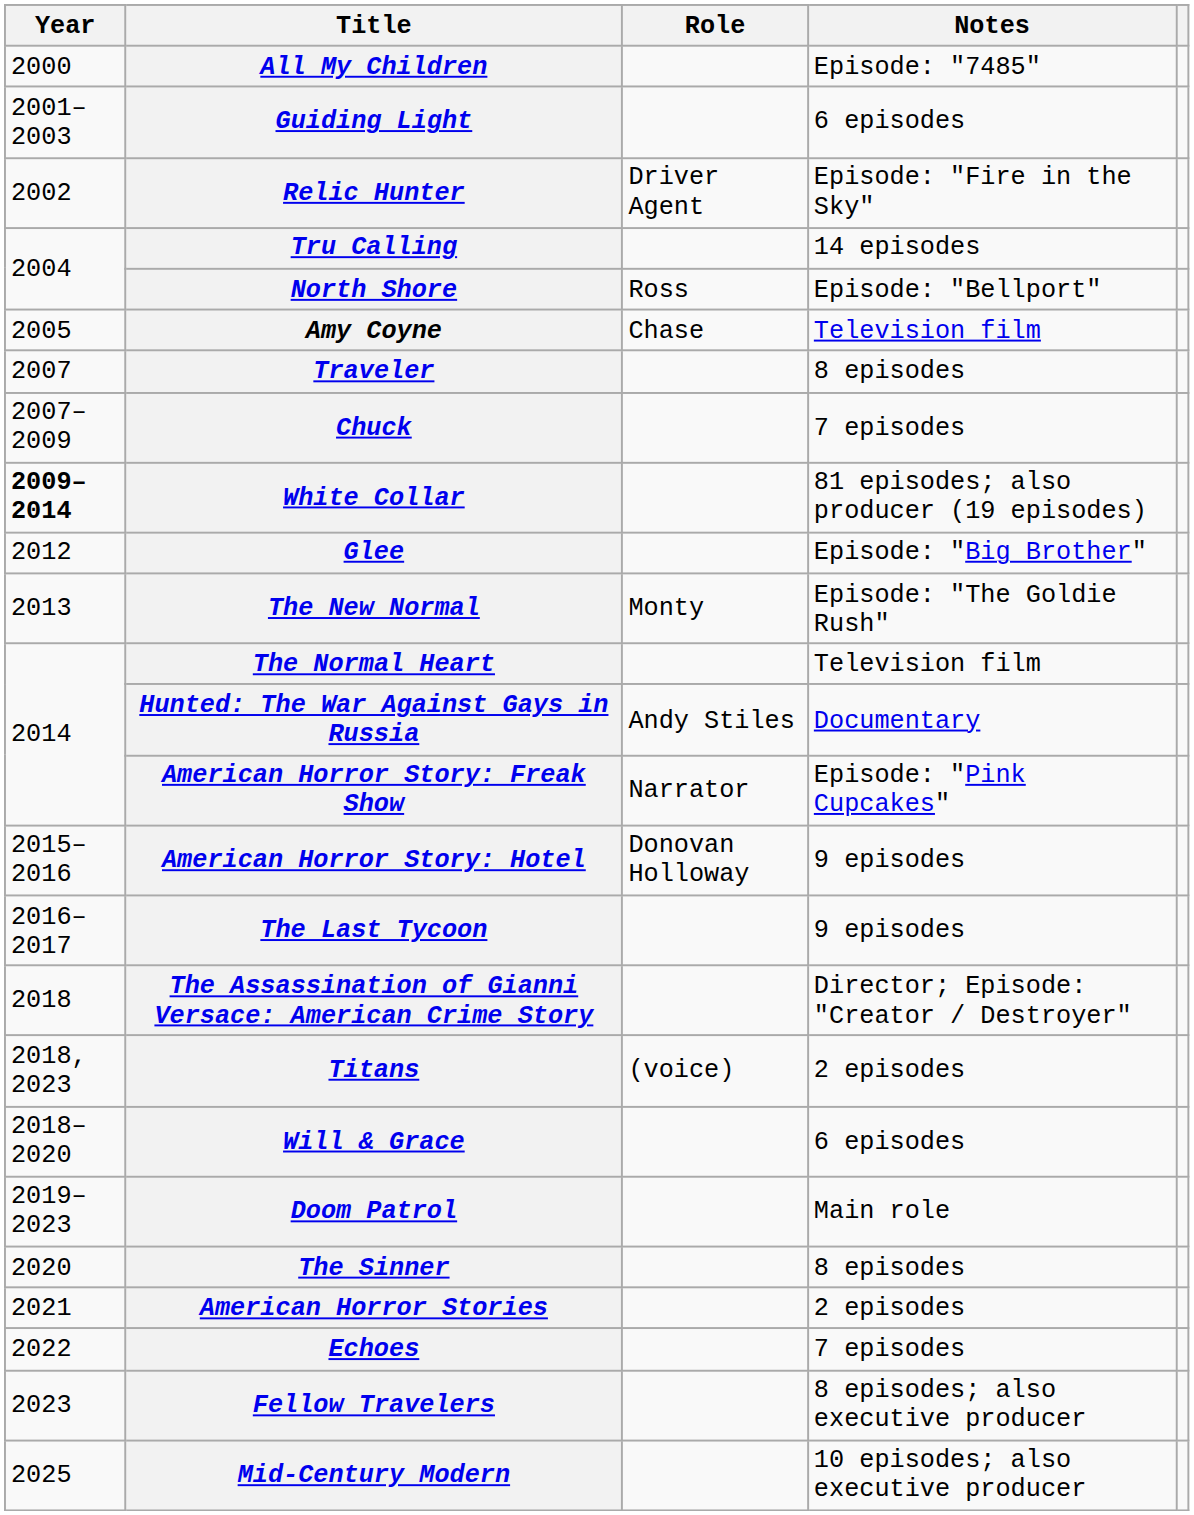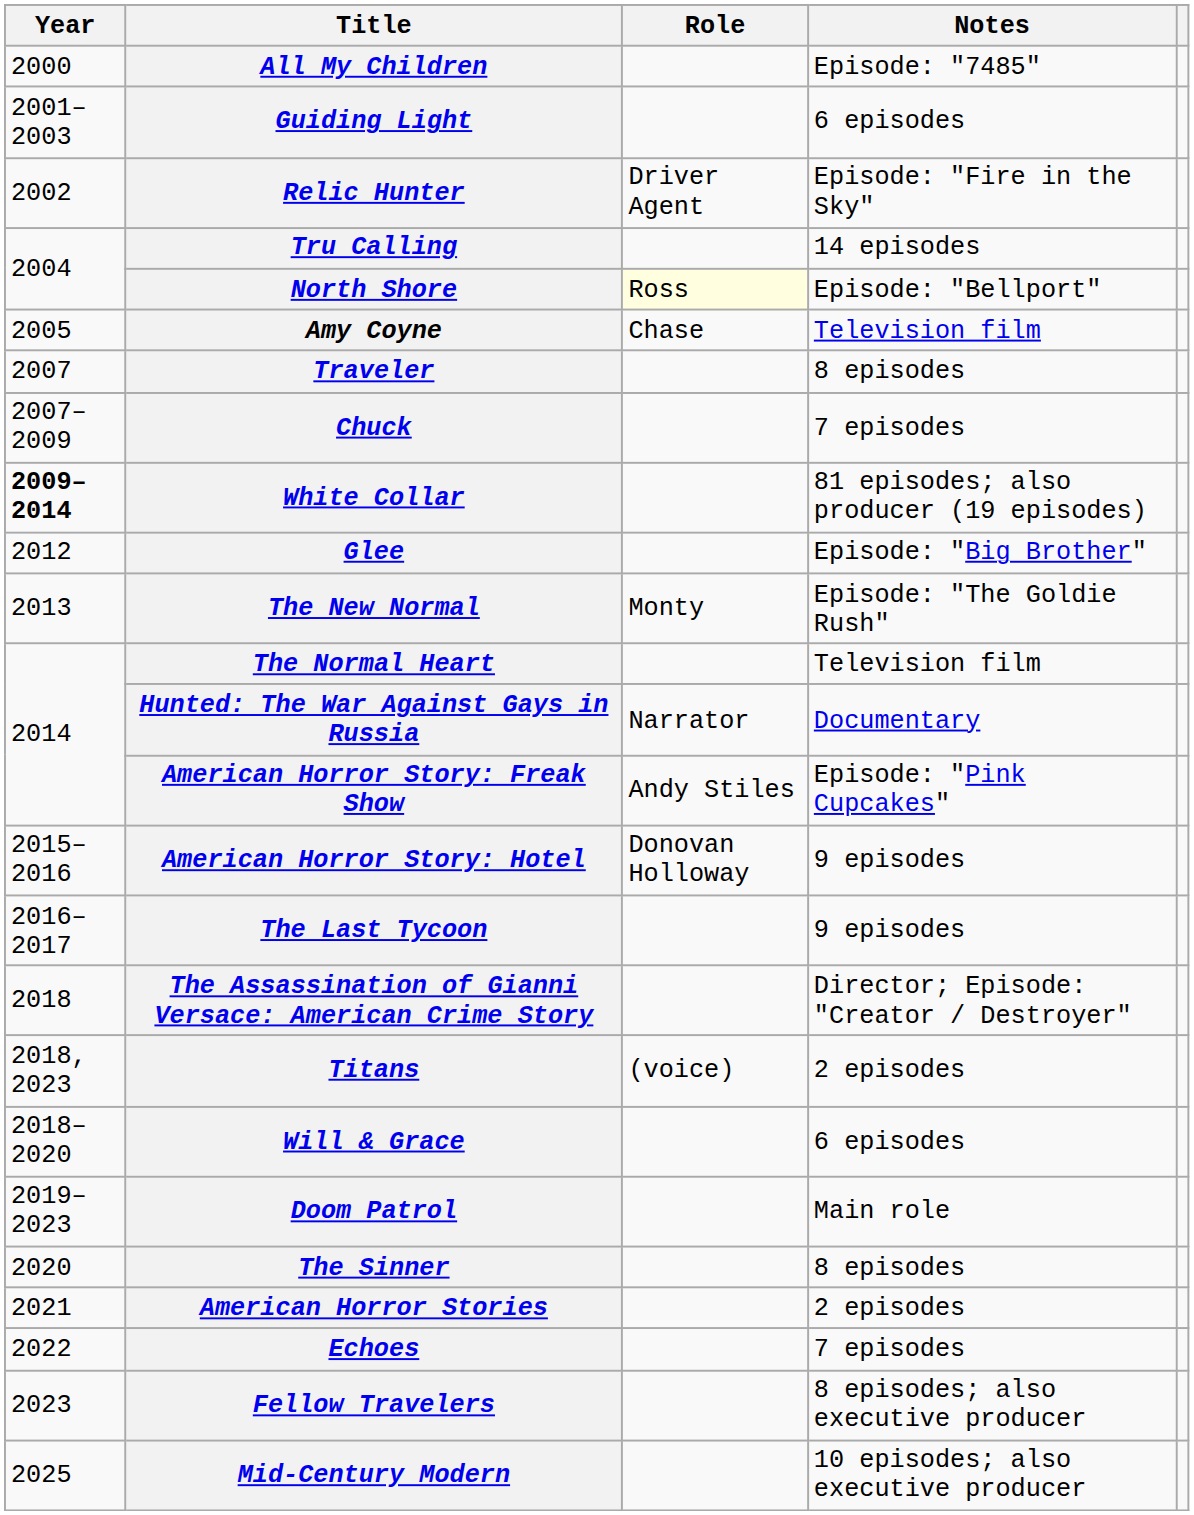(659, 289) no background -> (659, 289) lightyellow background
(712, 720) Andy Stiles -> (689, 720) Narrator
(689, 790) Narrator -> (712, 790) Andy Stiles
